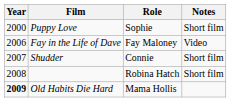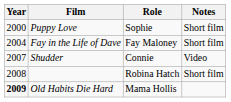(16, 43) 2006 -> (16, 43) 2004
(195, 43) Video -> (204, 43) Short film
(204, 58) Short film -> (195, 58) Video
